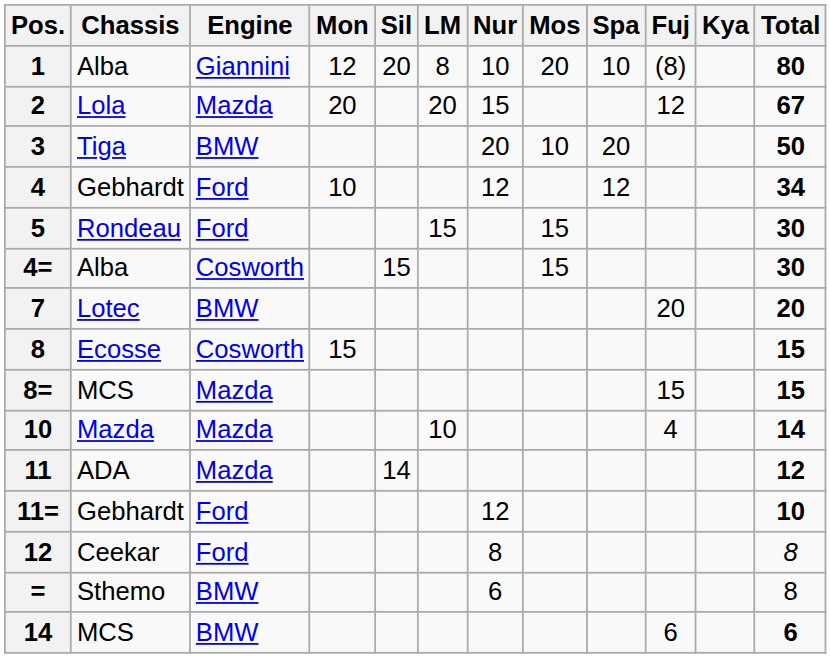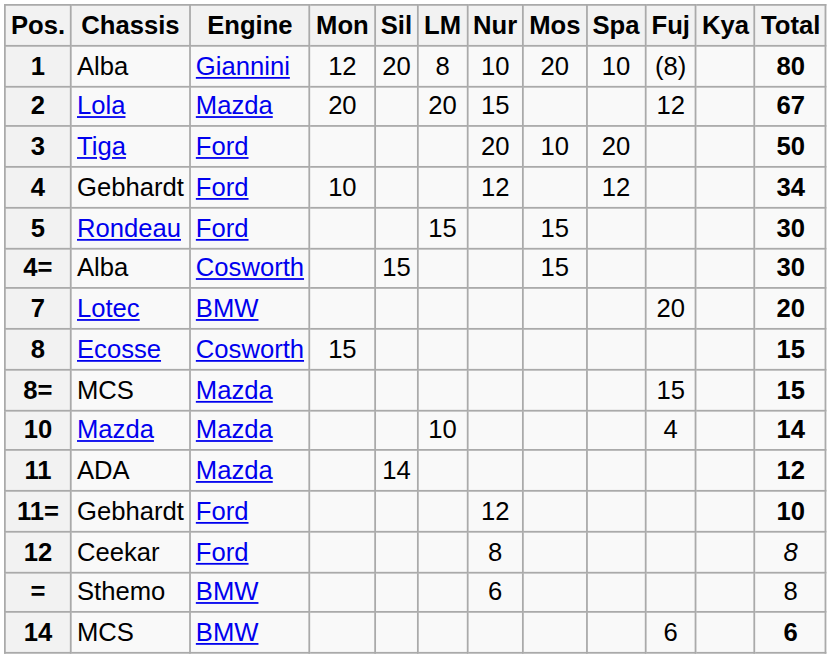(227, 147) BMW -> (222, 147) Ford
